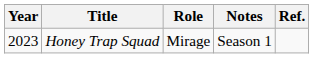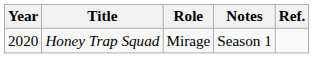(23, 40) 2023 -> (23, 40) 2020
